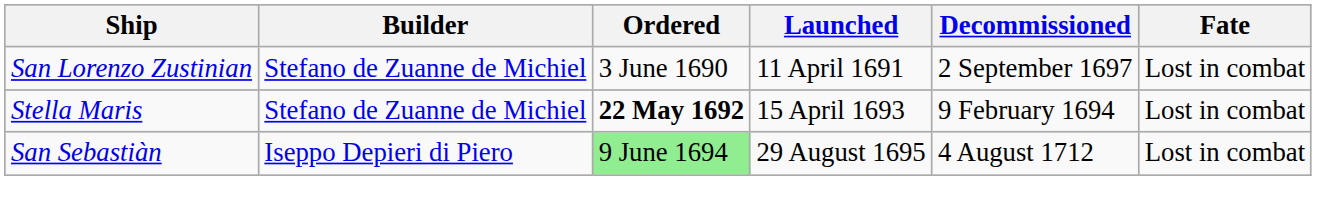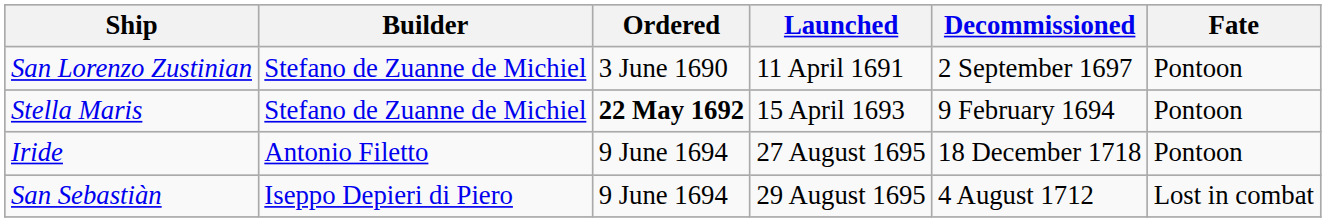(1225, 68) Lost in combat -> (1198, 68) Pontoon
(1225, 110) Lost in combat -> (1198, 110) Pontoon
+ row: (37, 152)
(663, 152) lightgreen background -> (663, 195) no background
